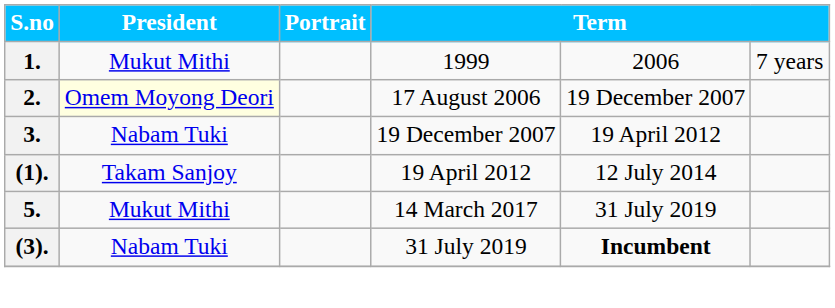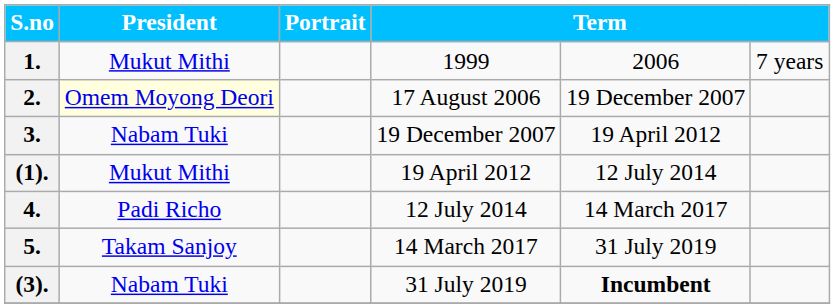(169, 172) Takam Sanjoy -> (169, 172) Mukut Mithi
+ row: (32, 209)
(169, 209) Mukut Mithi -> (169, 246) Takam Sanjoy
